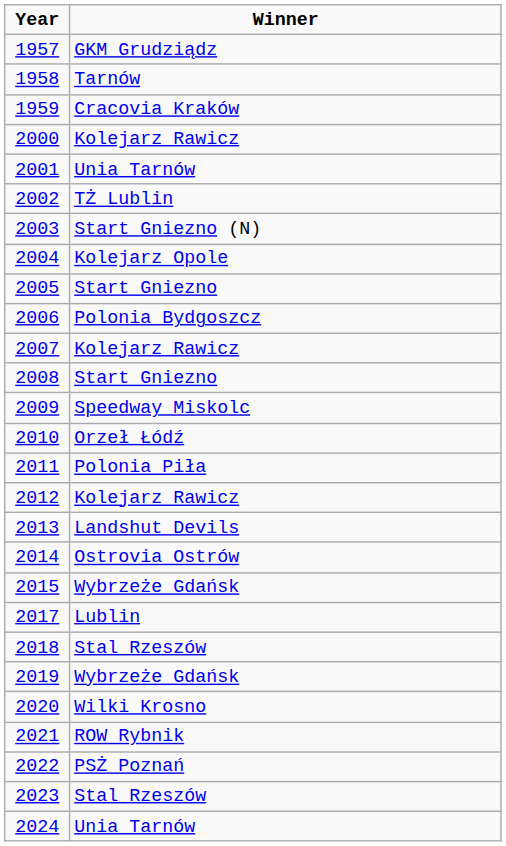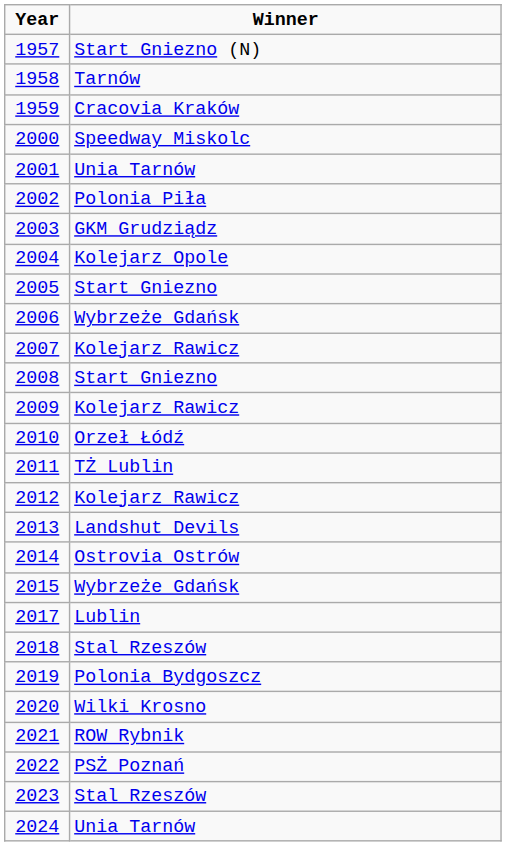(146, 50) GKM Grudziądz -> (168, 50) Start Gniezno (N)
(157, 139) Kolejarz Rawicz -> (162, 139) Speedway Miskolc
(124, 199) TŻ Lublin -> (140, 199) Polonia Piła
(168, 229) Start Gniezno (N) -> (146, 229) GKM Grudziądz
(168, 318) Polonia Bydgoszcz -> (157, 318) Wybrzeże Gdańsk
(162, 408) Speedway Miskolc -> (157, 408) Kolejarz Rawicz
(140, 468) Polonia Piła -> (124, 468) TŻ Lublin
(157, 677) Wybrzeże Gdańsk -> (168, 677) Polonia Bydgoszcz
